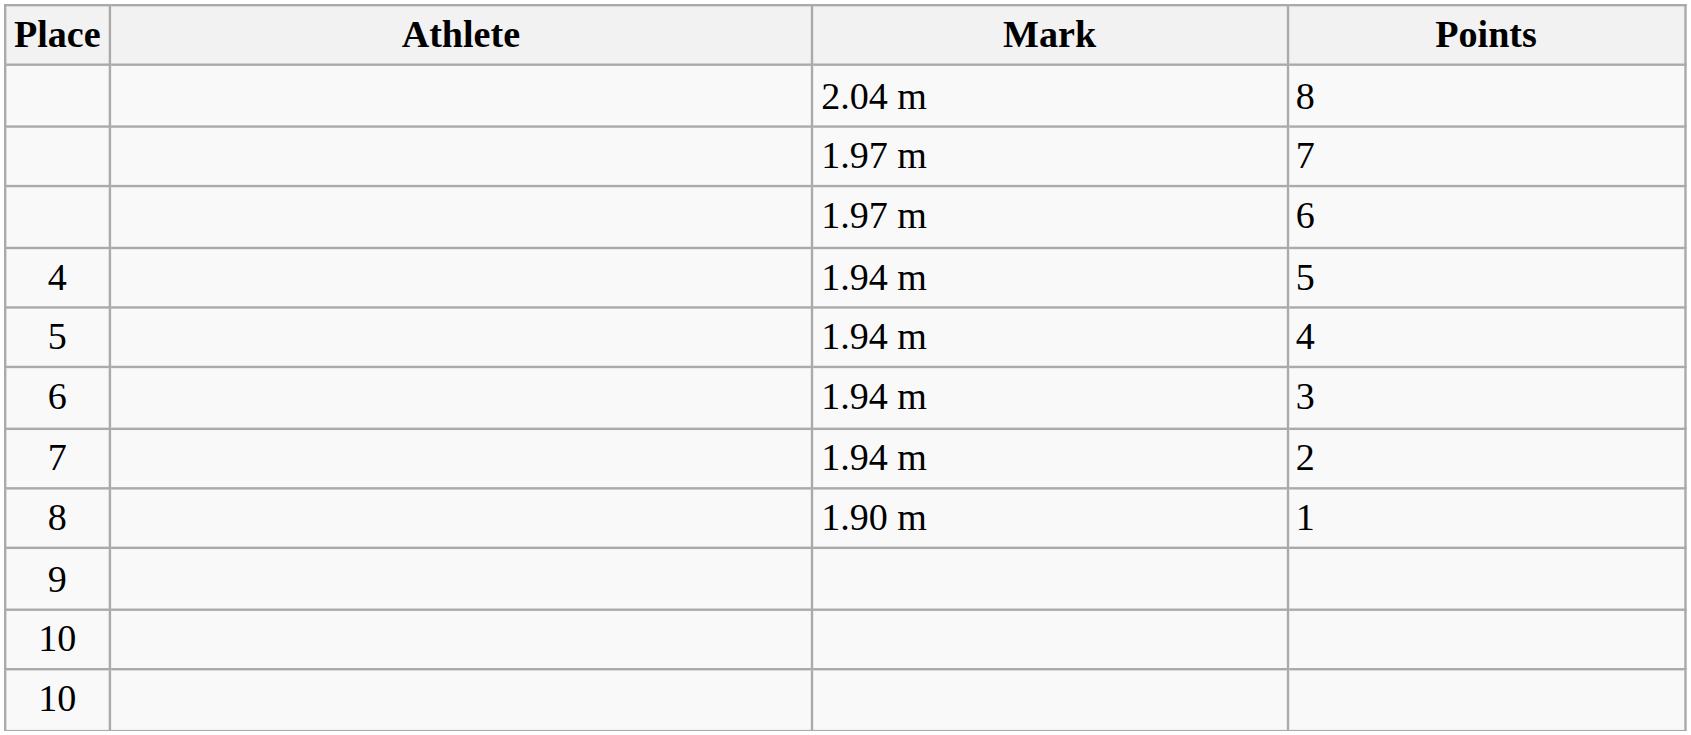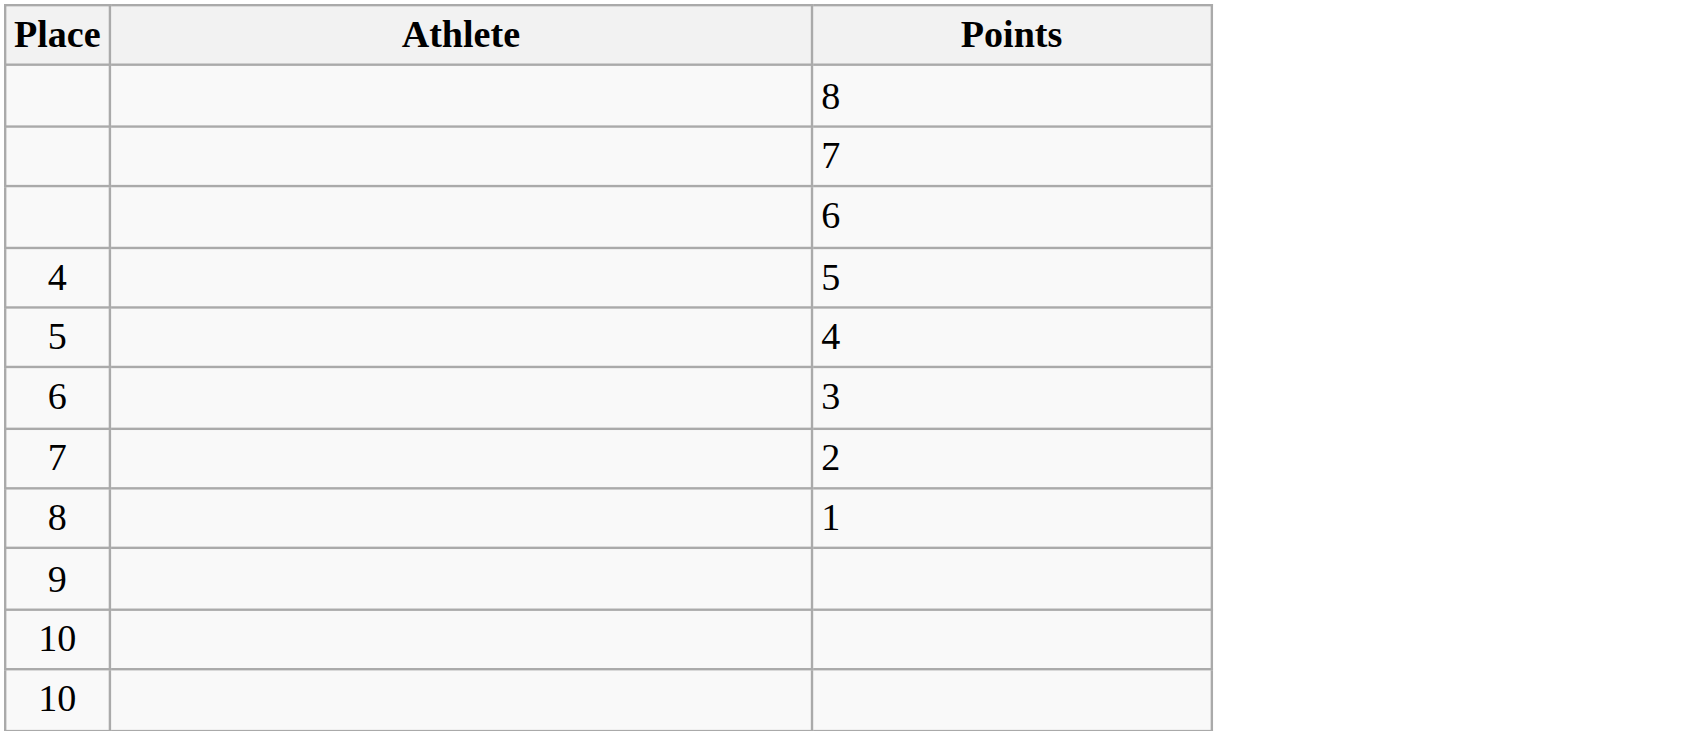- column: (1050, 34)
